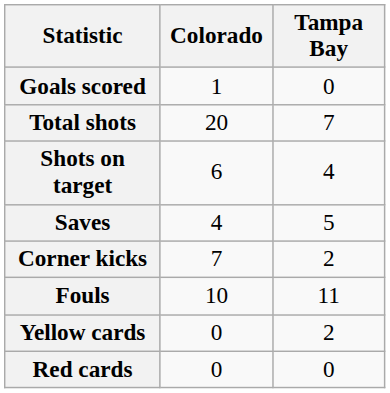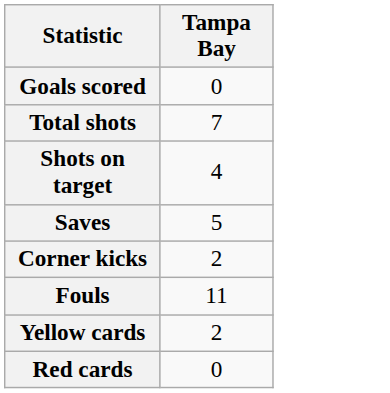- column: (217, 35)
